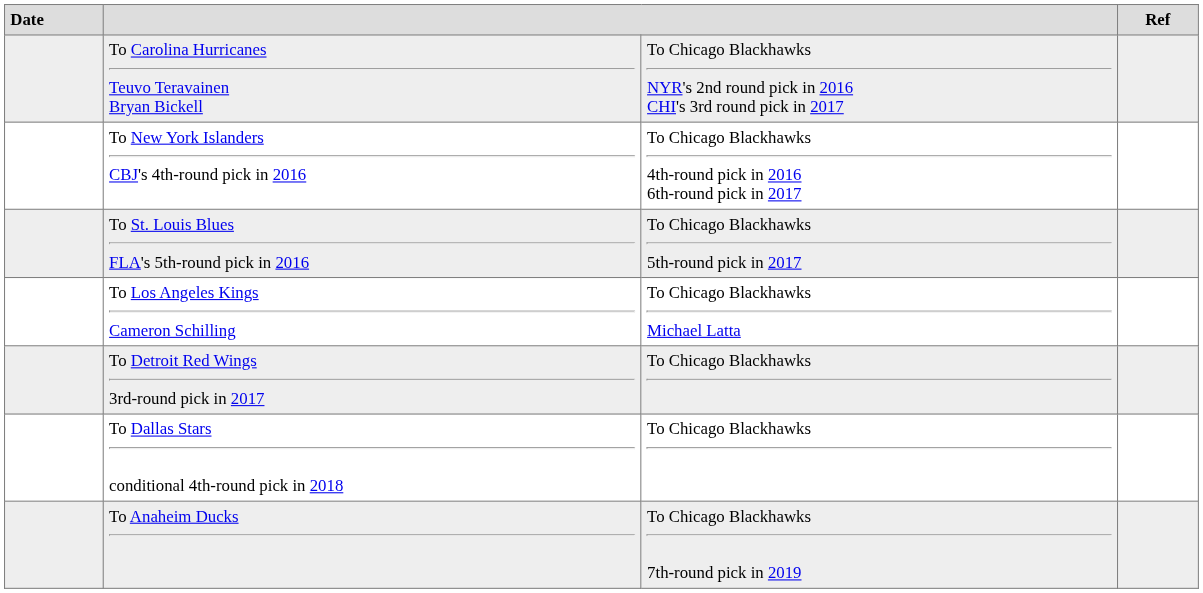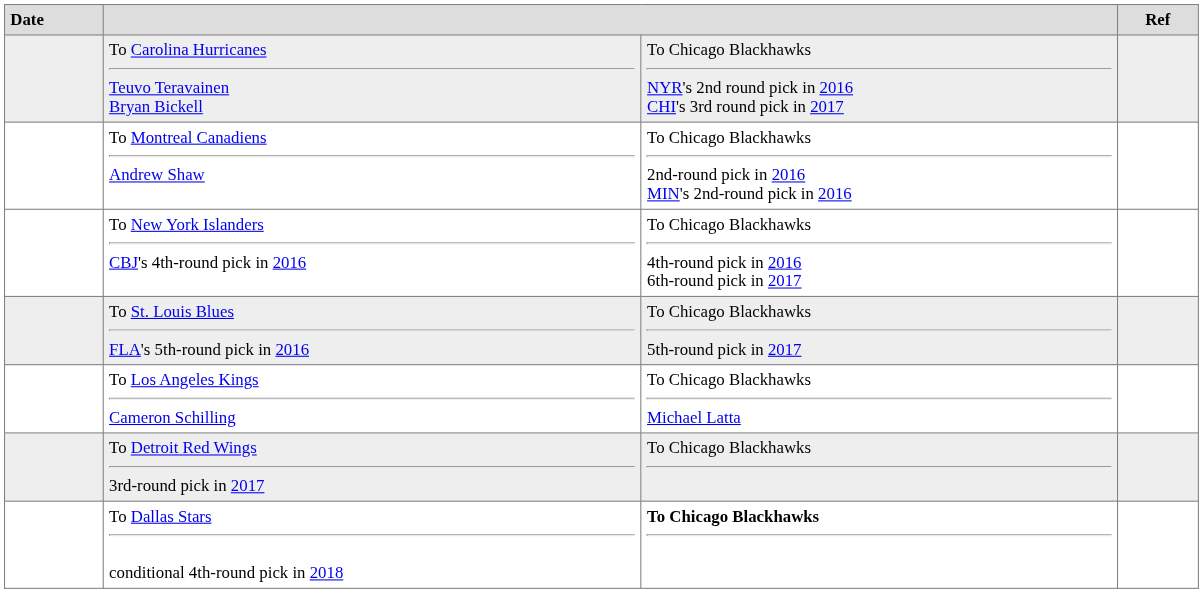+ row: (372, 156)
(879, 434) normal -> (879, 522) bold
- row: (372, 522)
